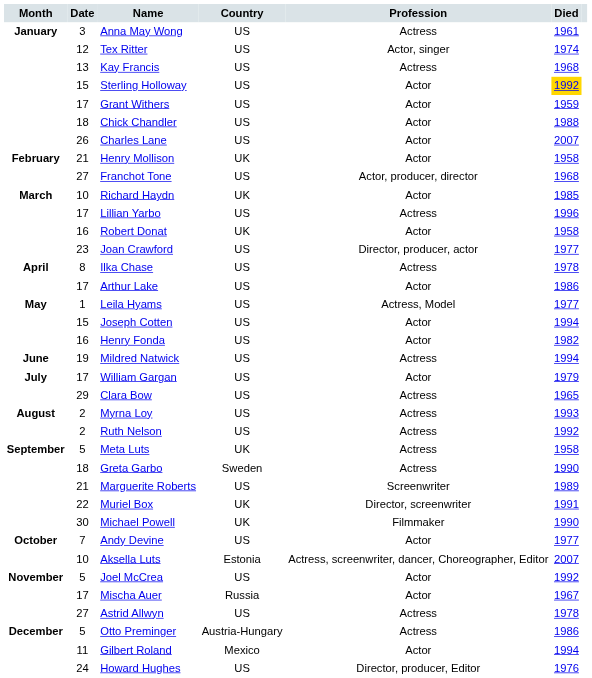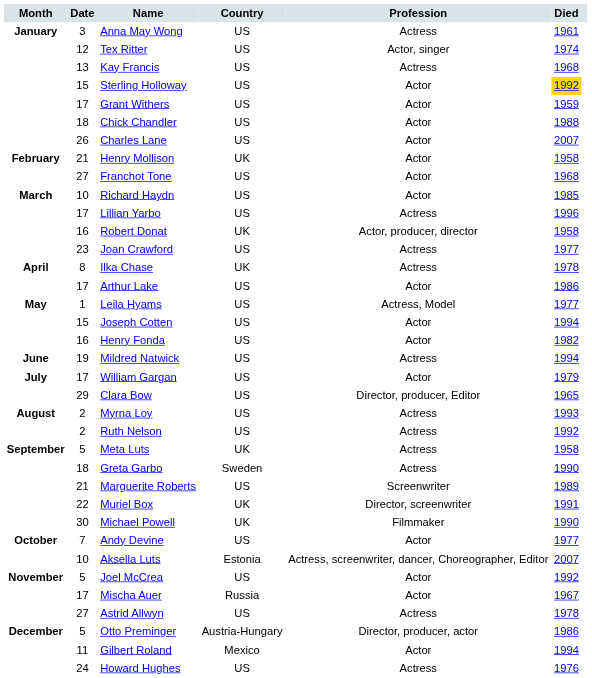(418, 177) Actor, producer, director -> (418, 177) Actor
(242, 195) UK -> (242, 195) US
(418, 231) Actor -> (418, 231) Actor, producer, director
(418, 249) Director, producer, actor -> (418, 249) Actress
(242, 268) US -> (242, 268) UK
(418, 395) Actress -> (418, 395) Director, producer, Editor
(418, 632) Actress -> (418, 632) Director, producer, actor
(418, 668) Director, producer, Editor -> (418, 668) Actress
